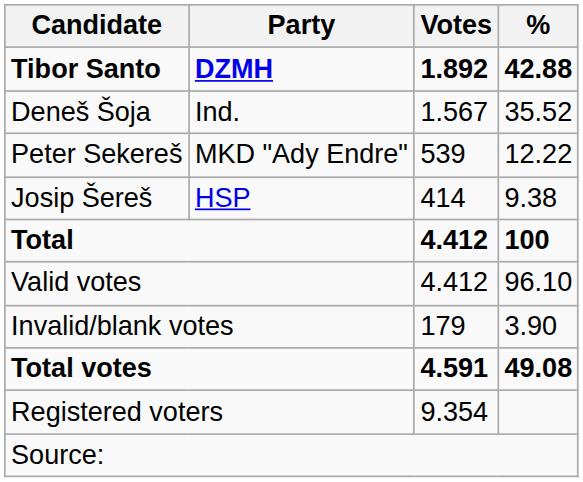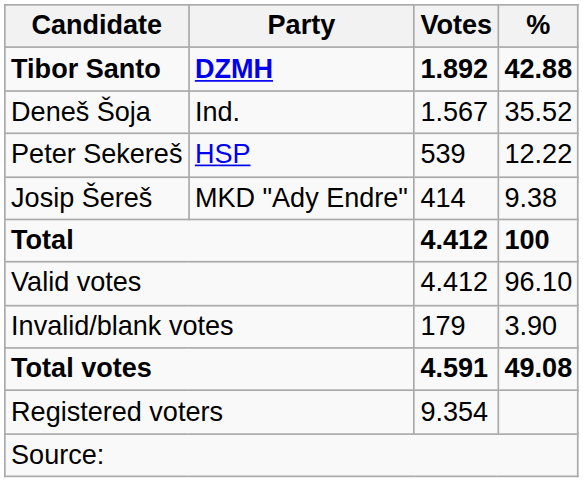(301, 154) MKD "Ady Endre" -> (223, 154) HSP
(223, 197) HSP -> (301, 197) MKD "Ady Endre"
